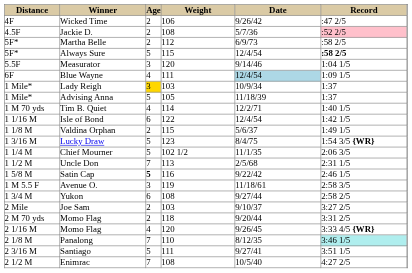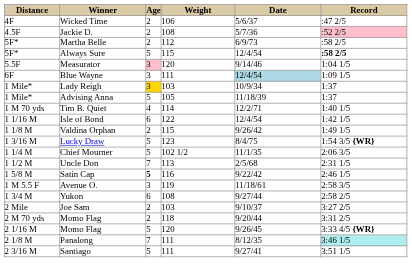(249, 20) 9/26/42 -> (246, 20) 5/6/37
(148, 64) no background -> (148, 64) pink background
(148, 75) 4 -> (148, 75) 3
(246, 130) 5/6/37 -> (249, 130) 9/26/42
(148, 229) 4 -> (148, 229) 5
(168, 240) 110 -> (168, 240) 111
- row: (19, 262)
